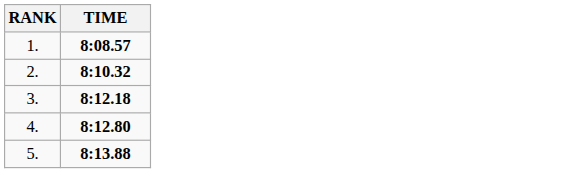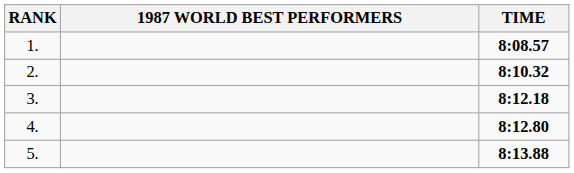+ column: (270, 18)
